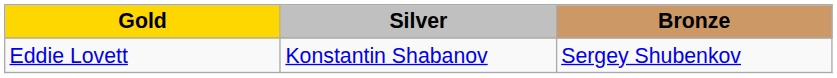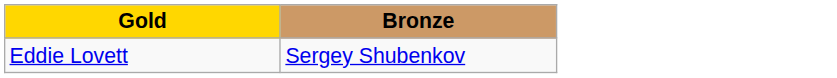- column: (418, 21)
